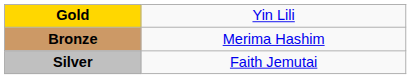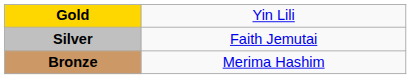rows swapped: (73, 62) <-> (73, 39)
